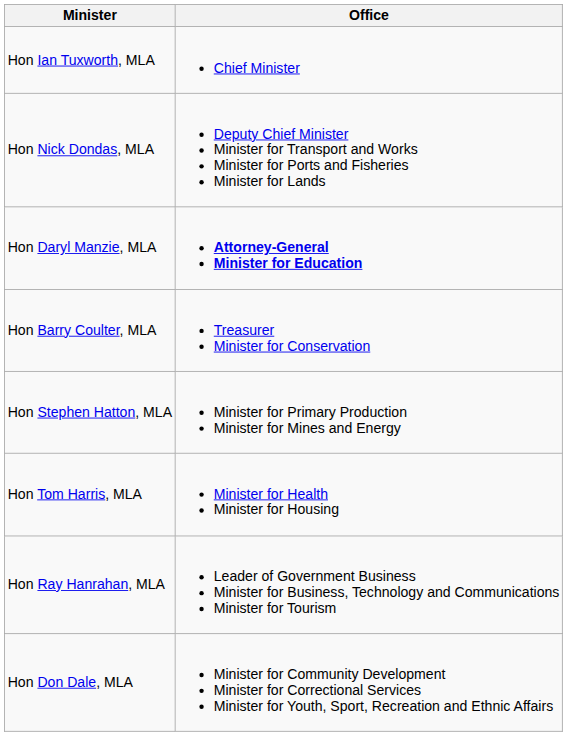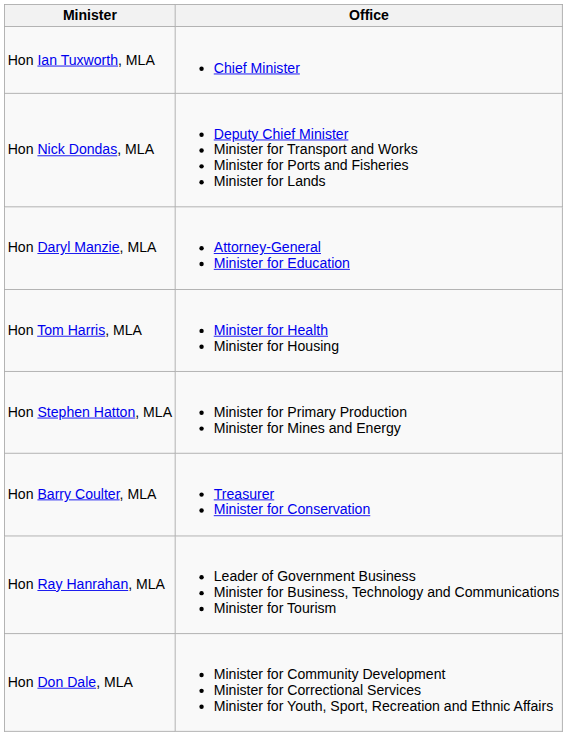(369, 256) bold -> (369, 256) normal
rows swapped: (82, 330) <-> (75, 494)
